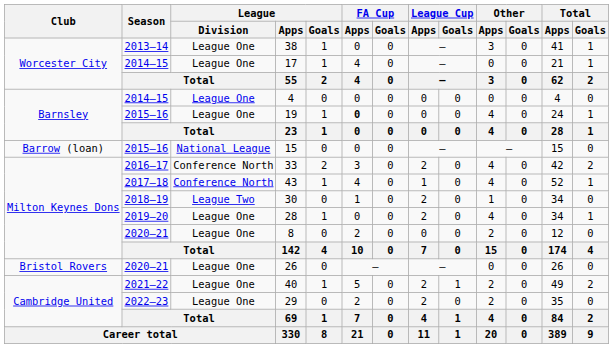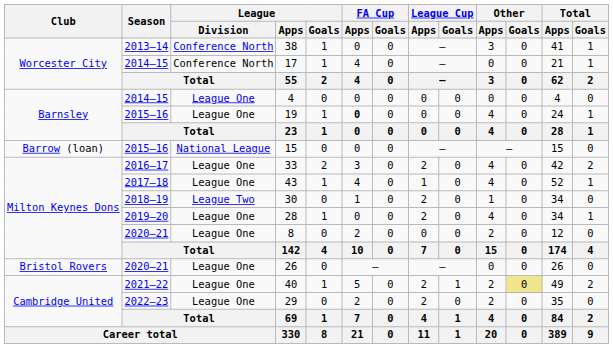(223, 47) League One -> (223, 47) Conference North
(223, 64) League One -> (223, 64) Conference North
(223, 165) Conference North -> (223, 165) League One
(223, 182) Conference North -> (223, 182) League One
(524, 284) no background -> (524, 284) khaki background
